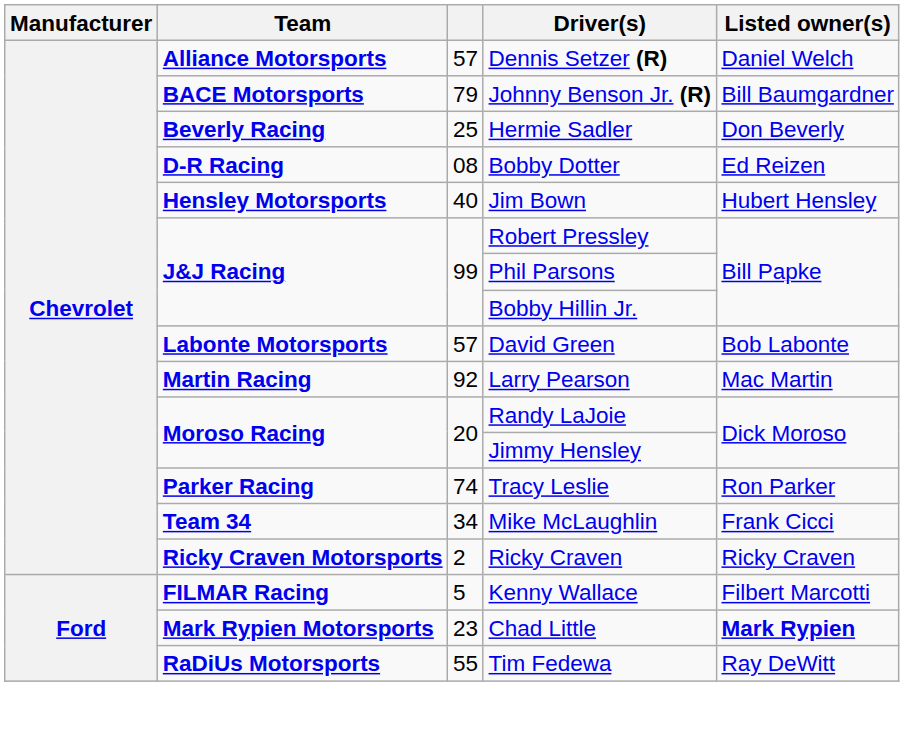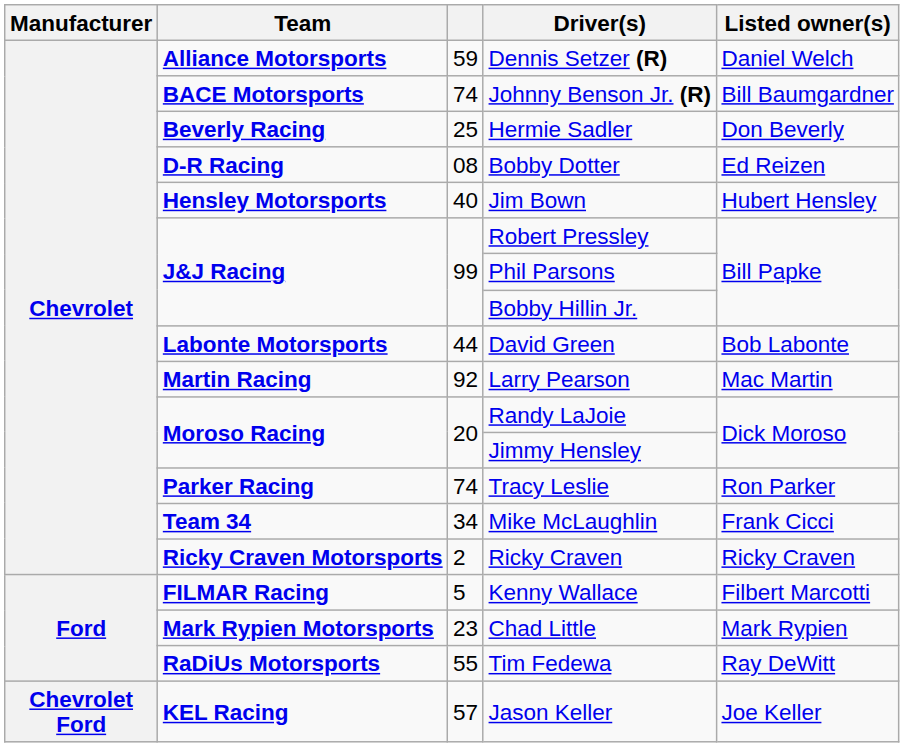(466, 58) 57 -> (466, 58) 59
(466, 94) 79 -> (466, 94) 74
(466, 343) 57 -> (466, 343) 44
(788, 628) bold -> (785, 628) normal
+ row: (550, 712)
